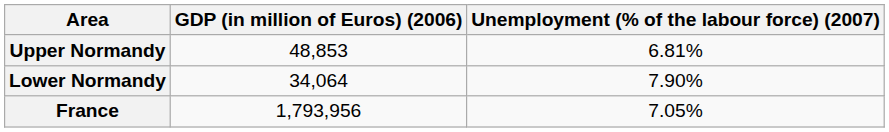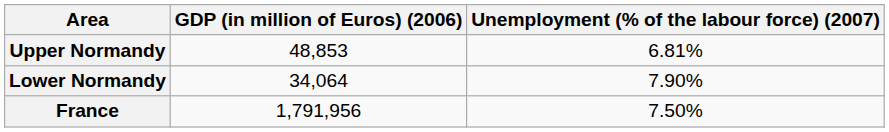(319, 111) 1,793,956 -> (319, 111) 1,791,956
(676, 111) 7.05% -> (676, 111) 7.50%
